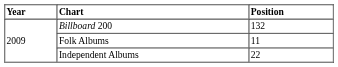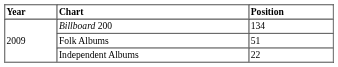(258, 26) 132 -> (258, 26) 134
(255, 40) 11 -> (256, 40) 51
